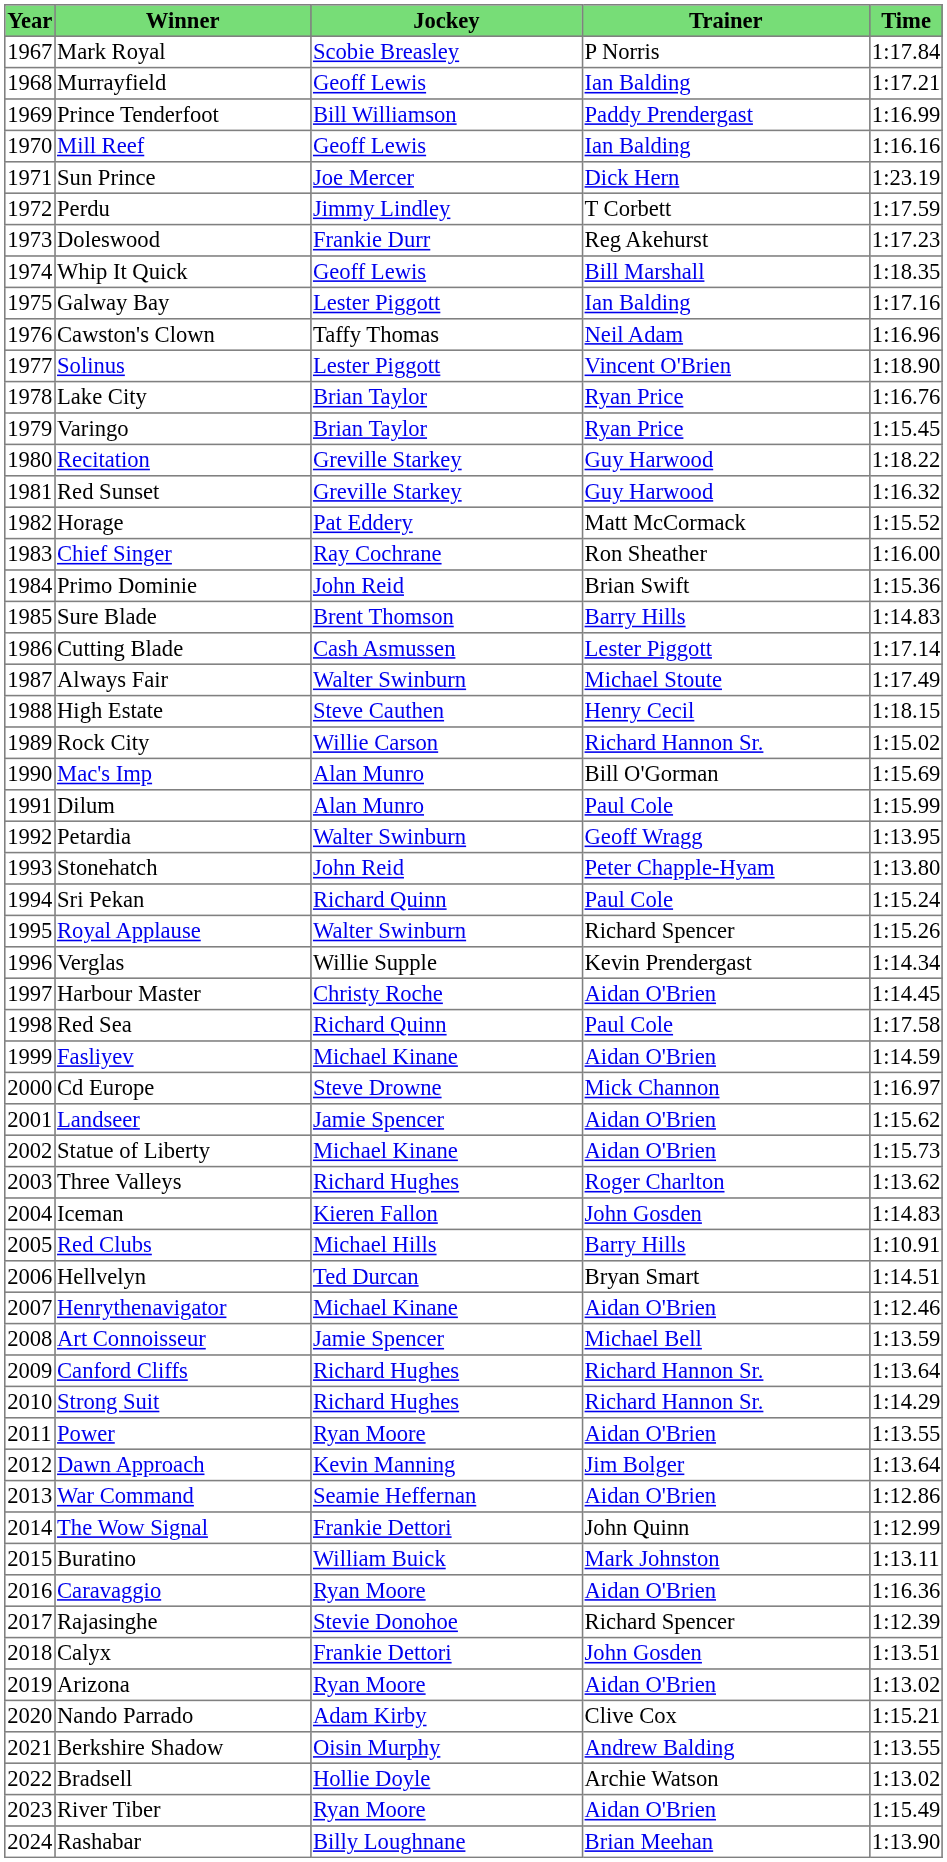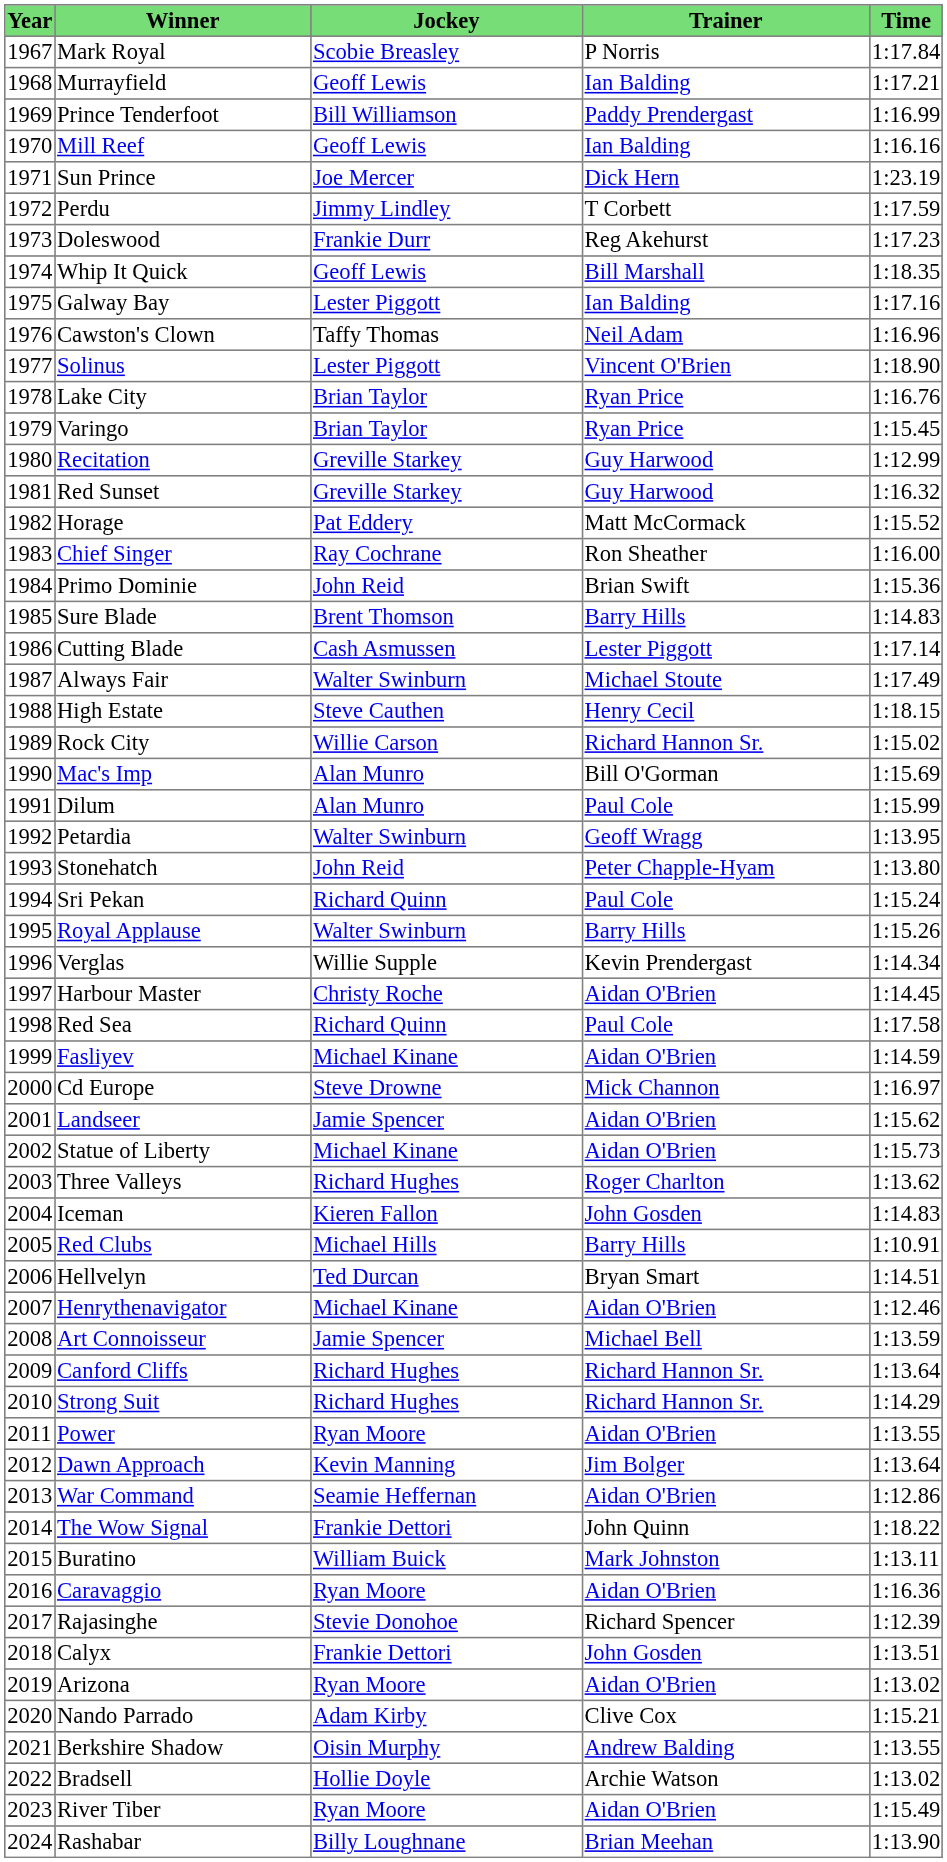(906, 459) 1:18.22 -> (906, 459) 1:12.99
(660, 930) Richard Spencer -> (635, 930) Barry Hills
(906, 1527) 1:12.99 -> (906, 1527) 1:18.22
